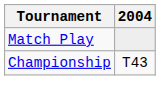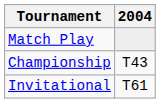+ row: (59, 86)
